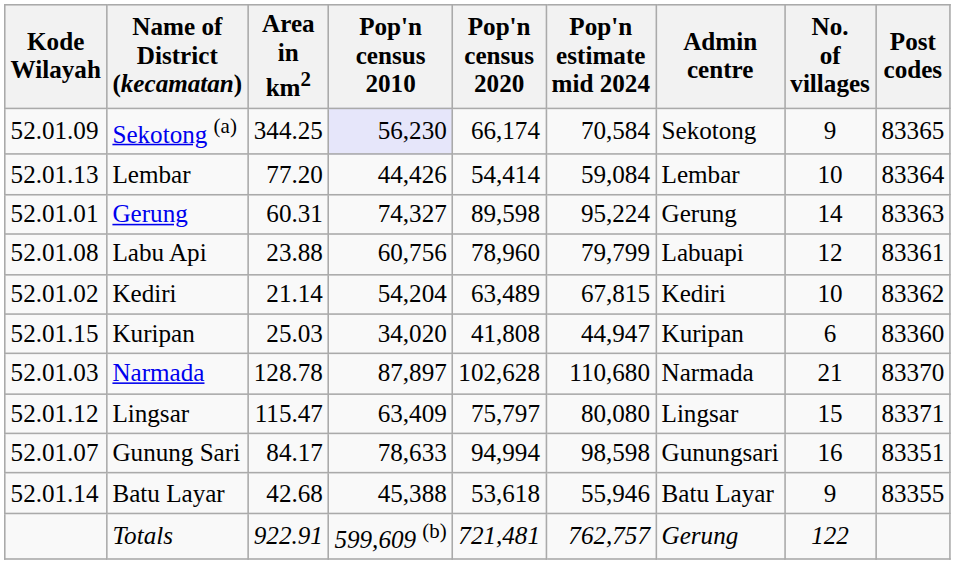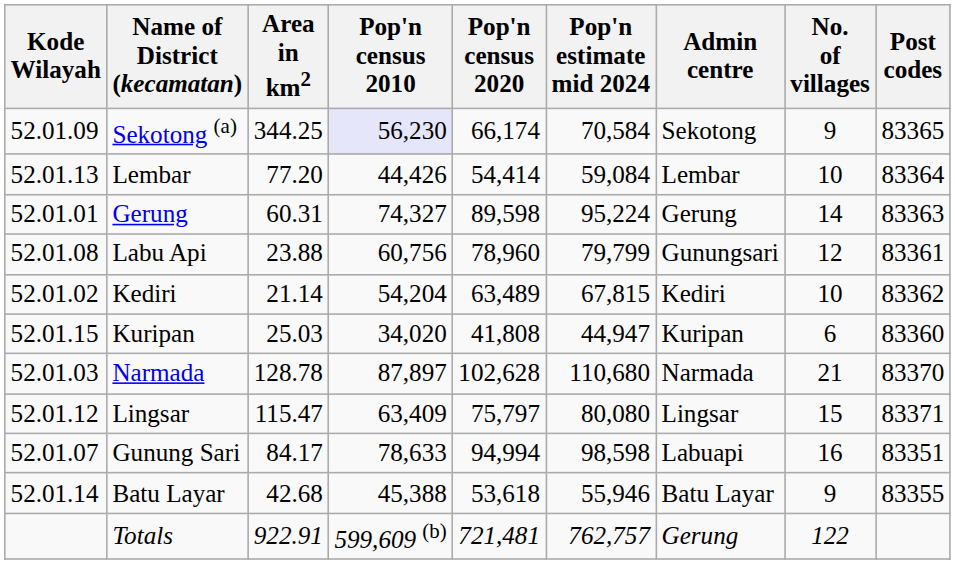(703, 253) Labuapi -> (720, 253) Gunungsari
(720, 453) Gunungsari -> (703, 453) Labuapi
